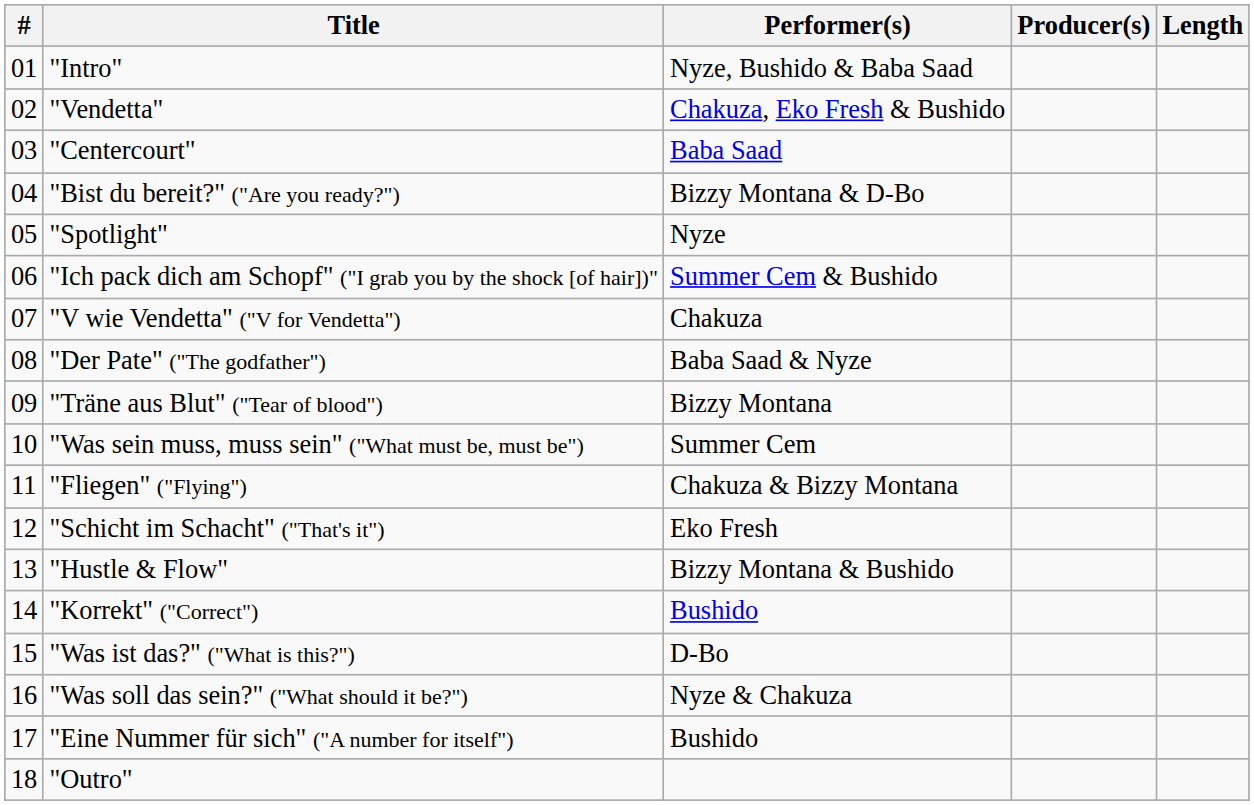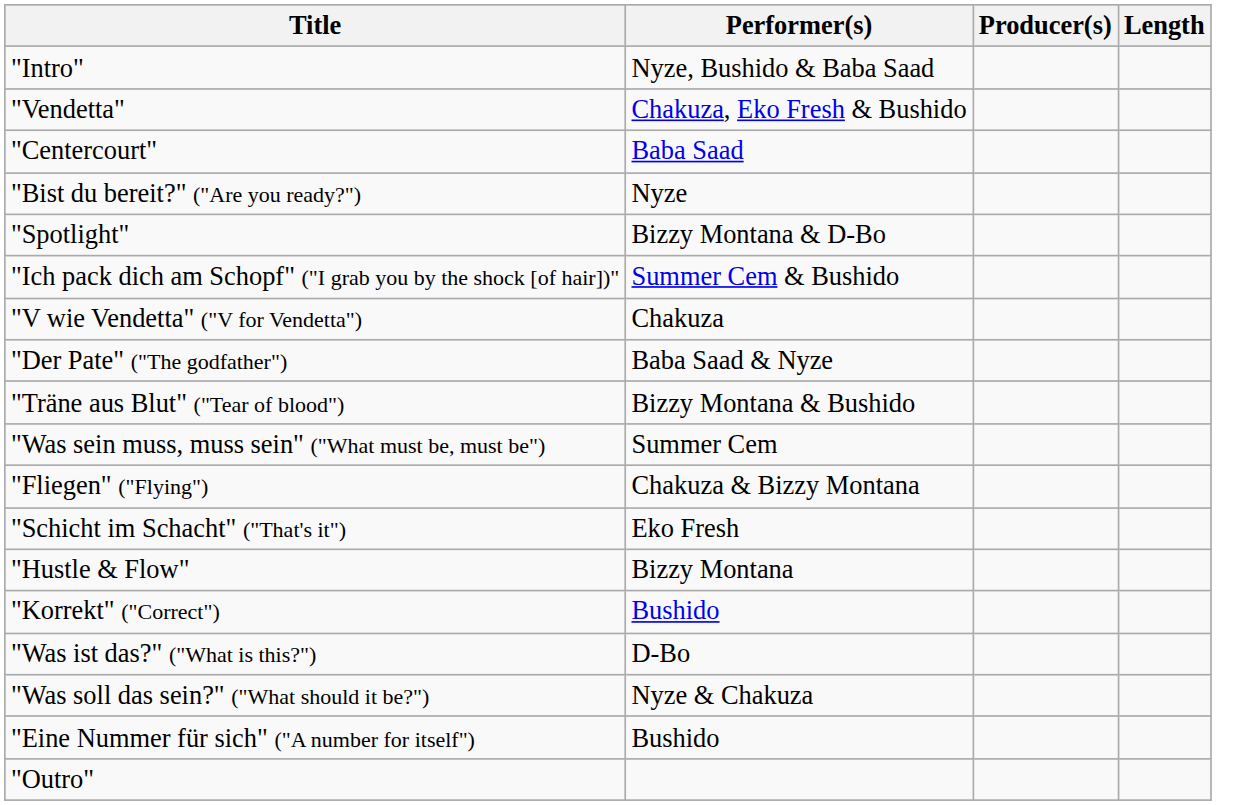- column: (24, 25)
(797, 192) Bizzy Montana & D-Bo -> (659, 192) Nyze
(698, 234) Nyze -> (759, 234) Bizzy Montana & D-Bo
(751, 402) Bizzy Montana -> (773, 402) Bizzy Montana & Bushido
(812, 569) Bizzy Montana & Bushido -> (713, 569) Bizzy Montana
